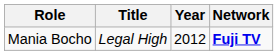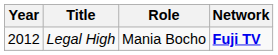columns swapped: (190, 15) <-> (50, 15)
